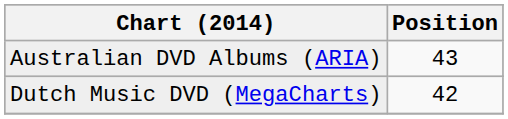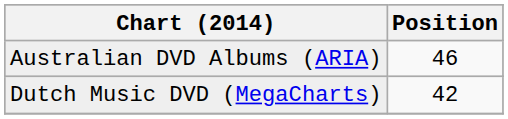(445, 59) 43 -> (445, 59) 46
